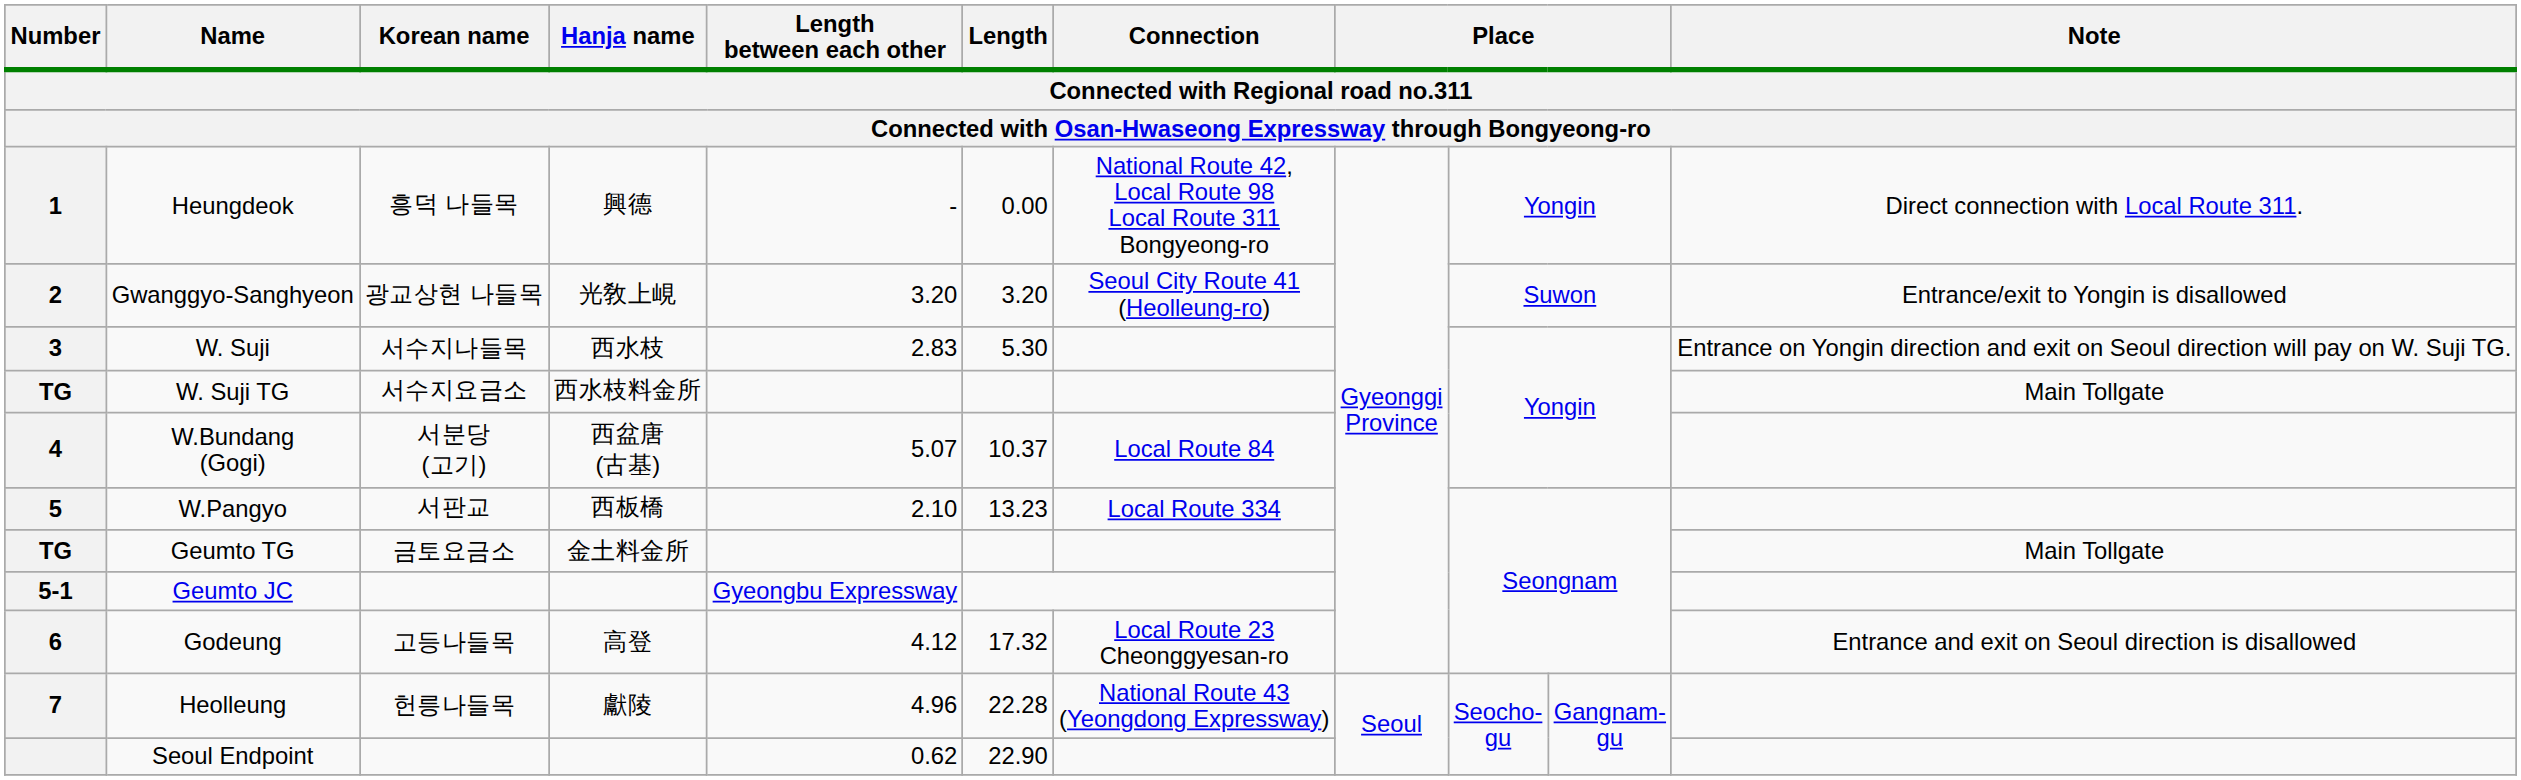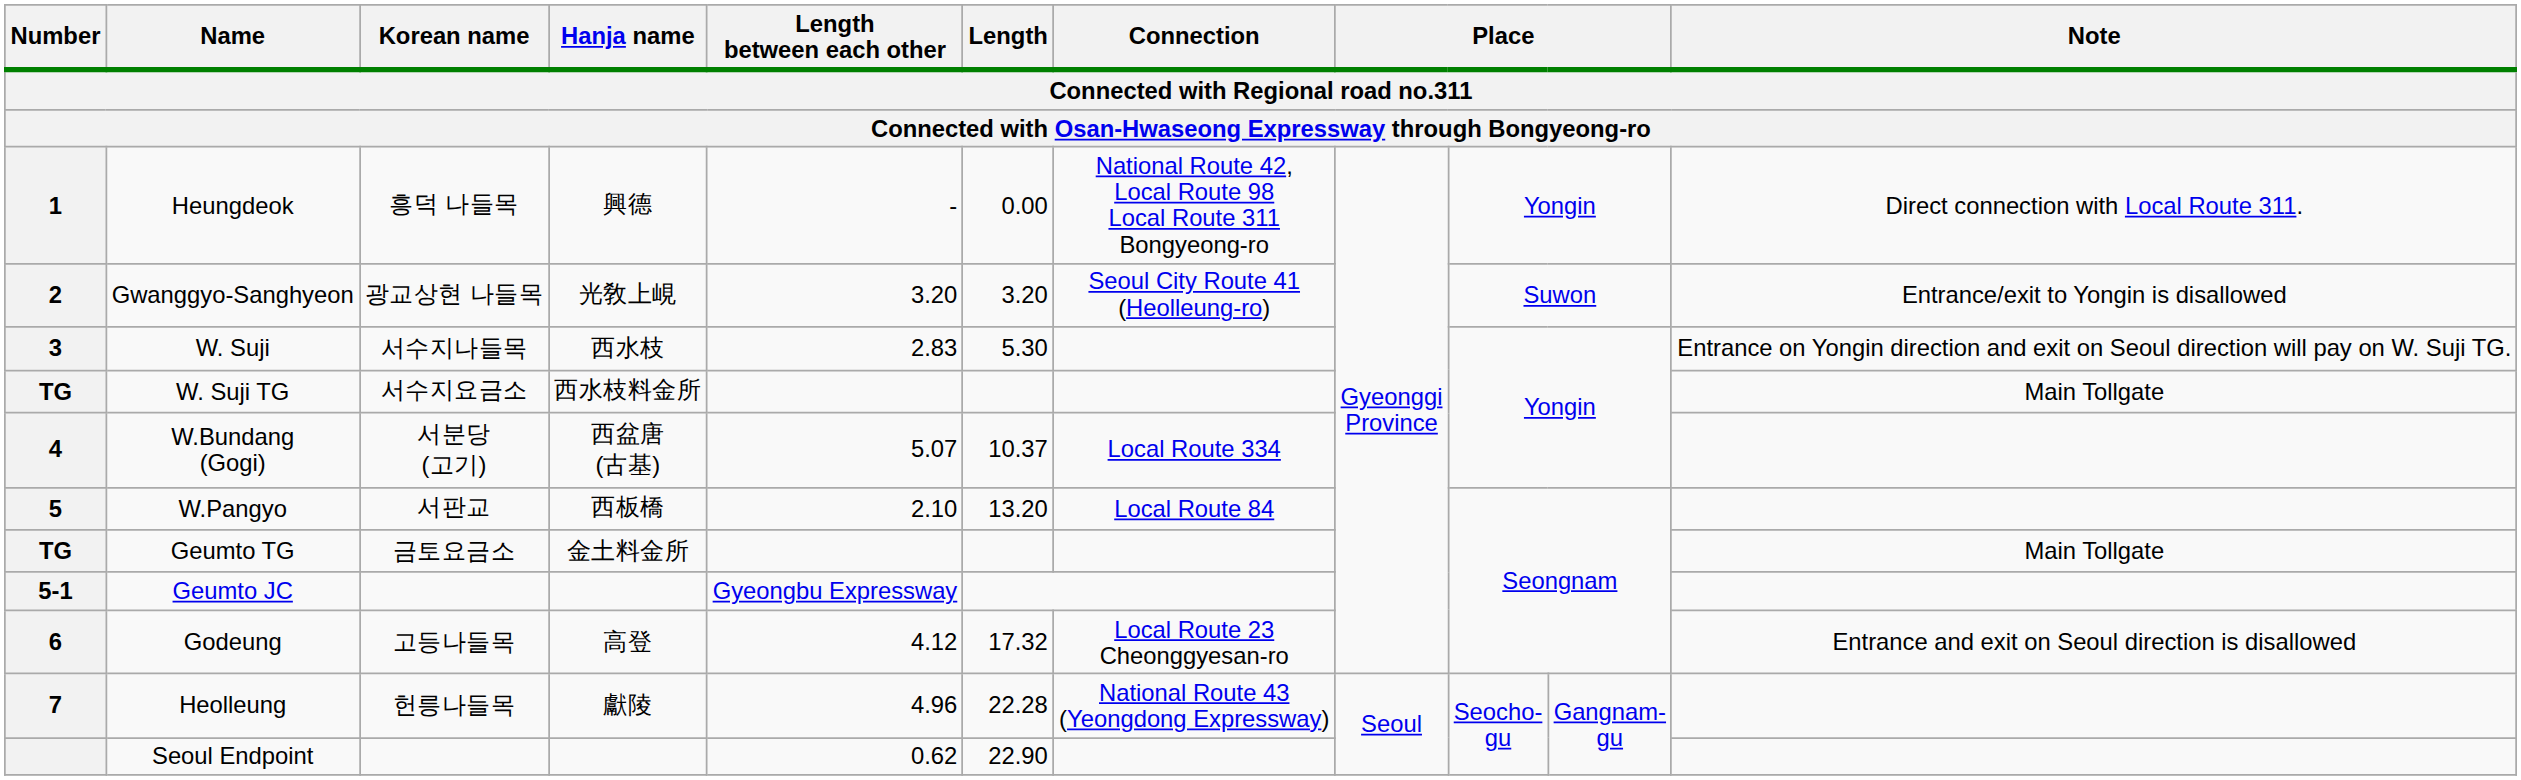(1194, 449) Local Route 84 -> (1194, 449) Local Route 334
(1018, 508) 13.23 -> (1018, 508) 13.20
(1194, 508) Local Route 334 -> (1194, 508) Local Route 84
